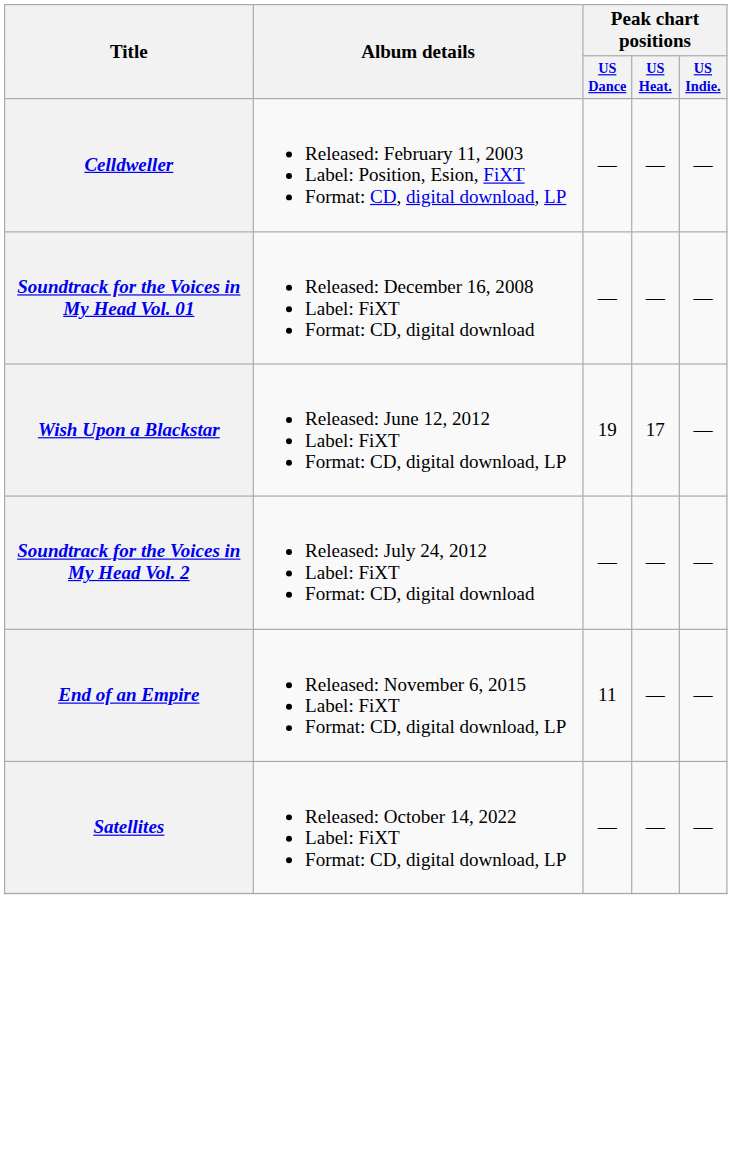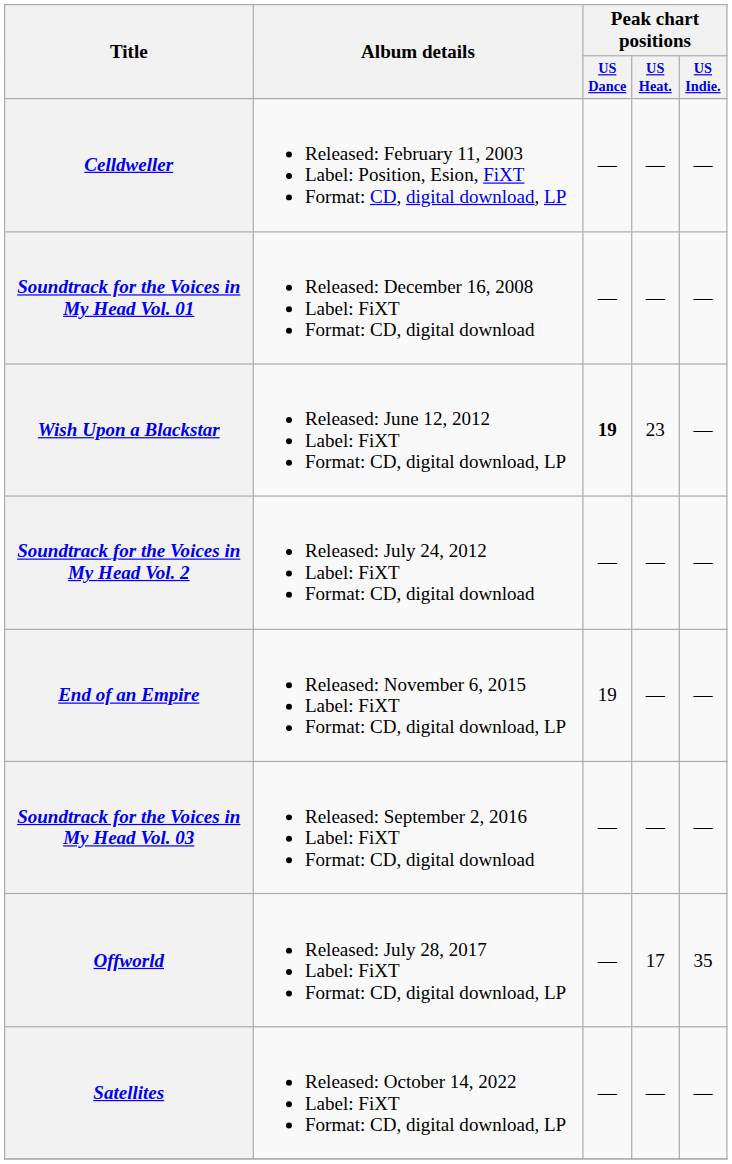(607, 430) normal -> (607, 430) bold
(655, 430) 17 -> (655, 430) 23
(607, 695) 11 -> (607, 695) 19
+ row: (129, 827)
+ row: (129, 960)
